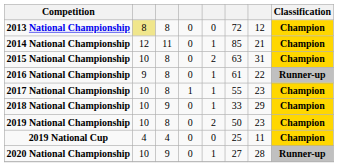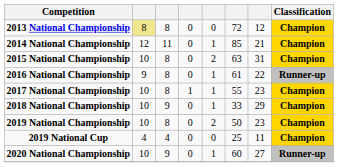(237, 153) 27 -> (237, 153) 60
(260, 153) 28 -> (260, 153) 27
